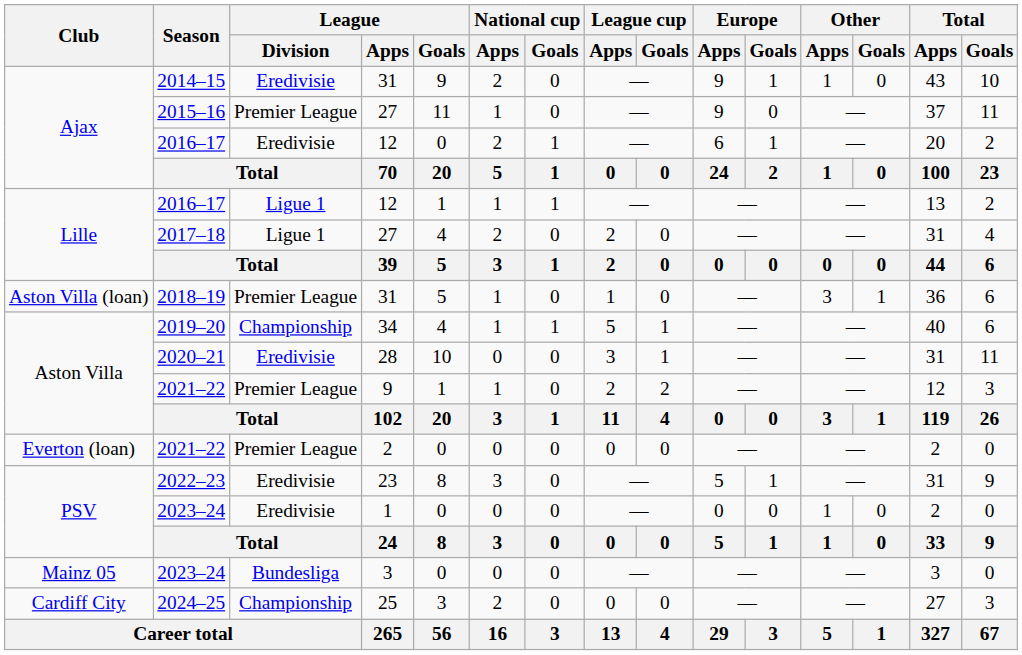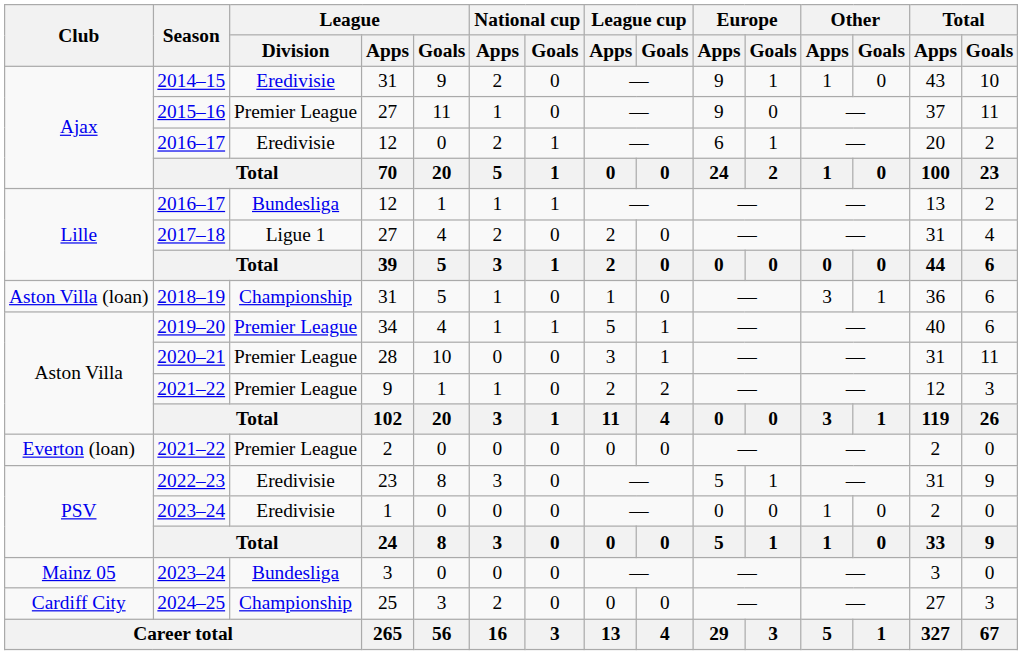(296, 204) Ligue 1 -> (296, 204) Bundesliga
(296, 296) Premier League -> (296, 296) Championship
(296, 326) Championship -> (296, 326) Premier League
(296, 357) Eredivisie -> (296, 357) Premier League
